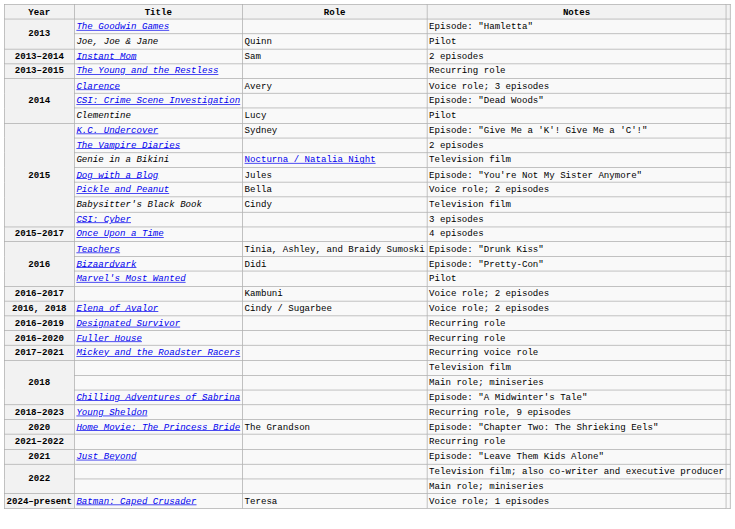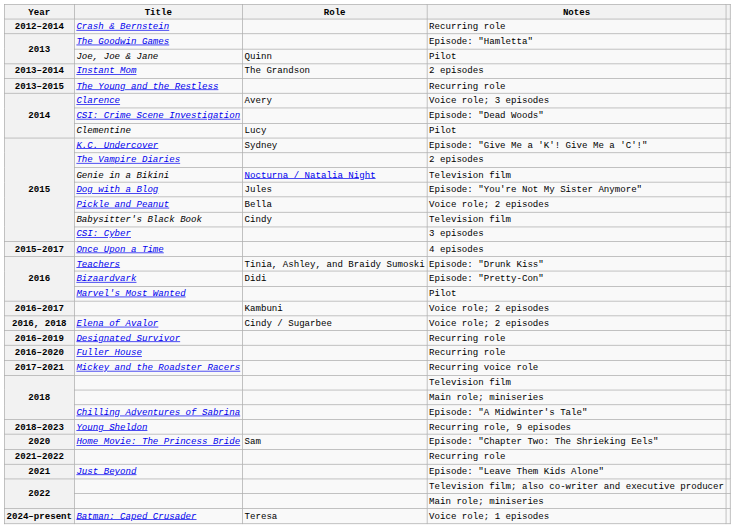+ row: (123, 27)
(253, 56) Sam -> (277, 71) The Grandson
(277, 427) The Grandson -> (253, 442) Sam
